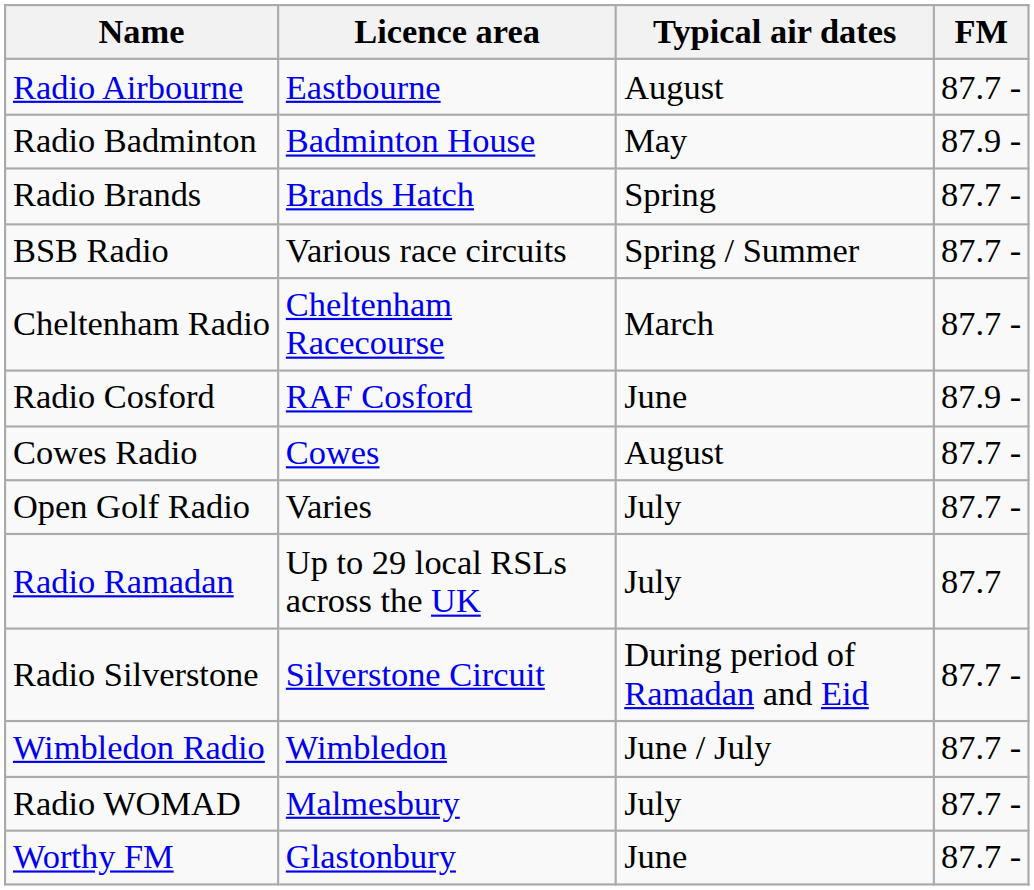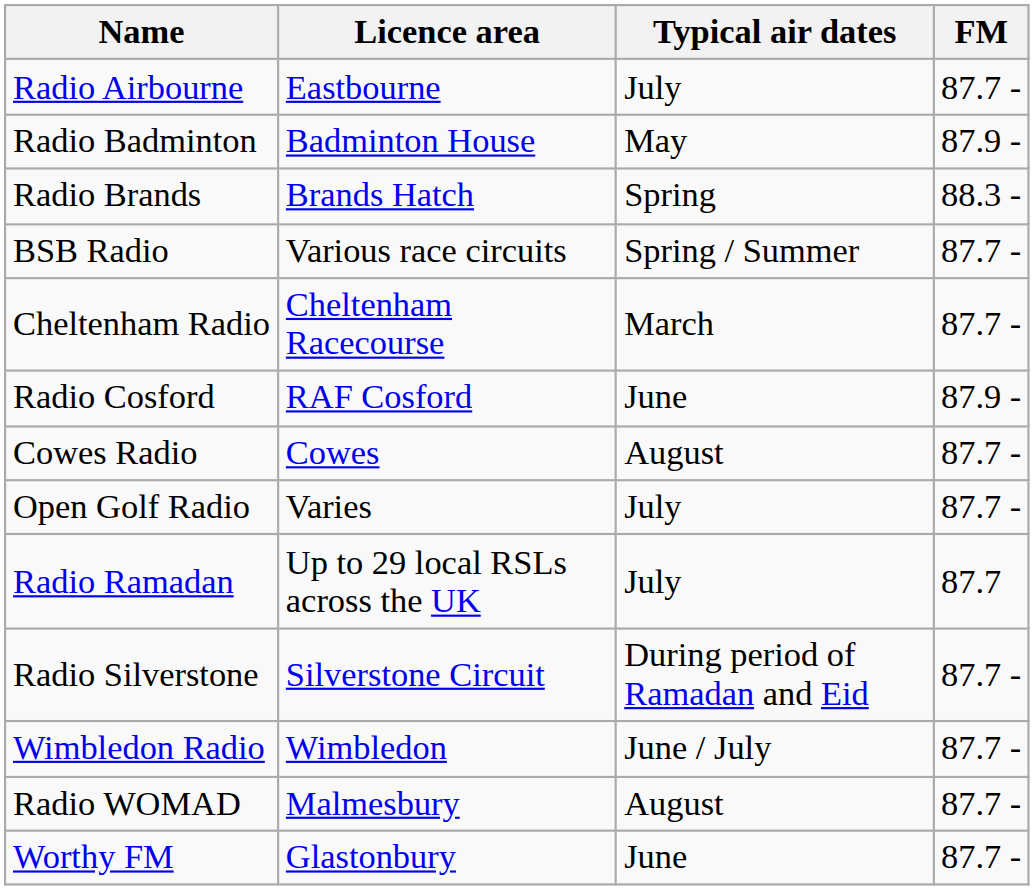(674, 86) August -> (653, 86) July
(981, 195) 87.7 - -> (981, 195) 88.3 -
(653, 802) July -> (674, 802) August
